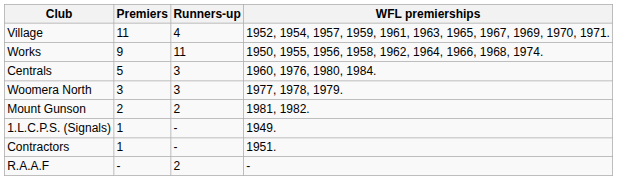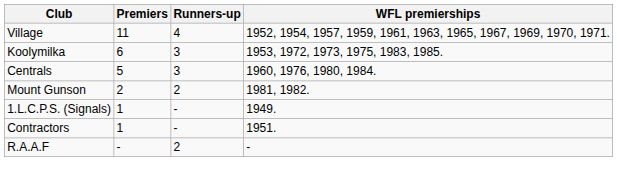- row: (24, 52)
+ row: (36, 52)
- row: (49, 90)
